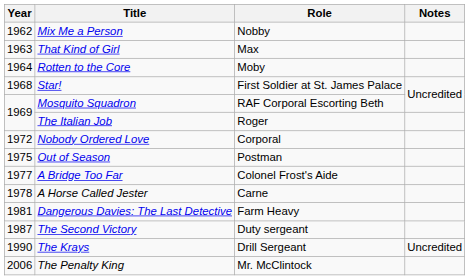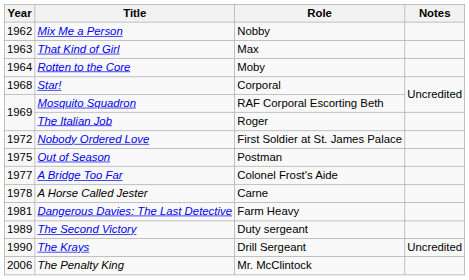(320, 85) First Soldier at St. James Palace -> (259, 85) Corporal
(259, 139) Corporal -> (320, 139) First Soldier at St. James Palace
(20, 229) 1987 -> (20, 229) 1989
